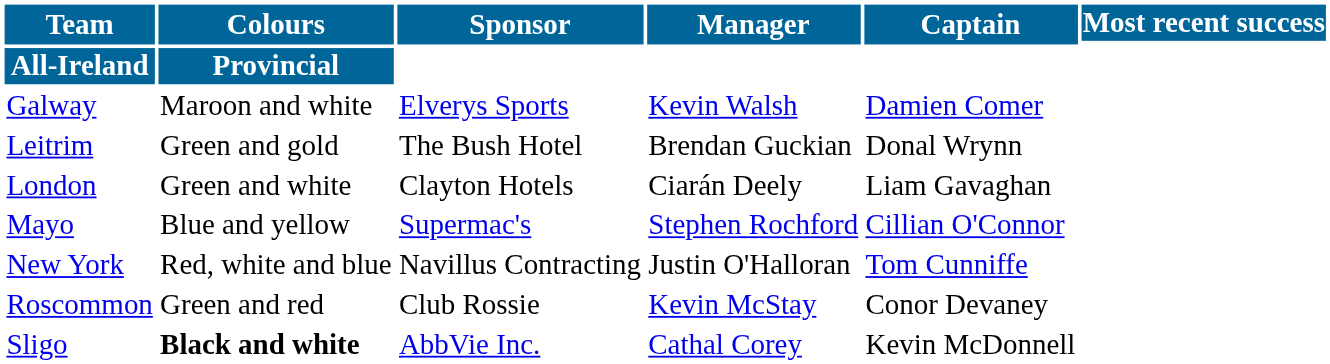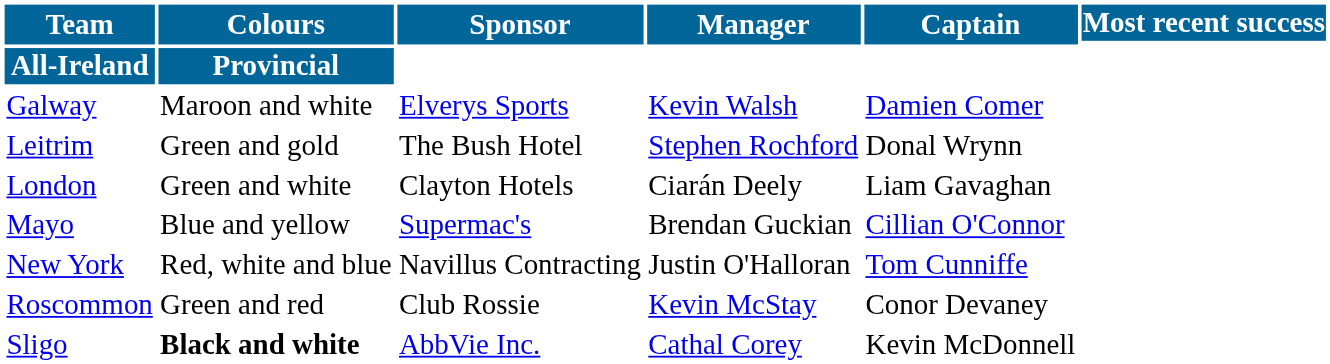(750, 145) Brendan Guckian -> (753, 145) Stephen Rochford
(753, 225) Stephen Rochford -> (750, 225) Brendan Guckian
